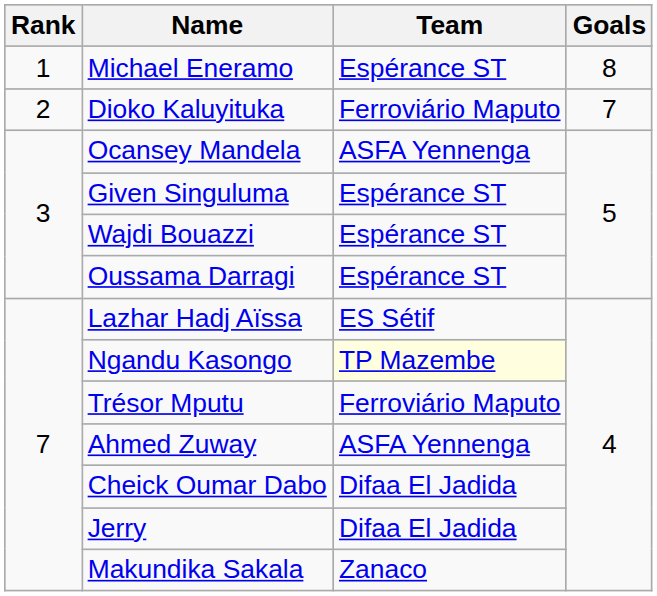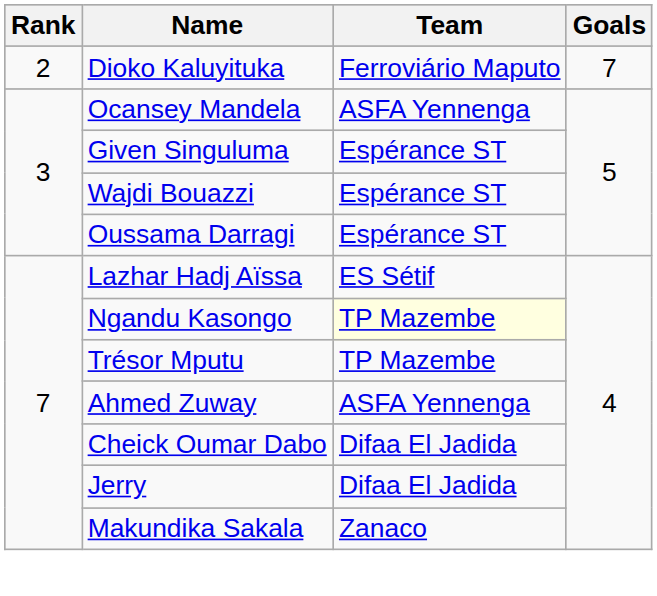- row: (190, 67)
(450, 402) Ferroviário Maputo -> (417, 360) TP Mazembe
